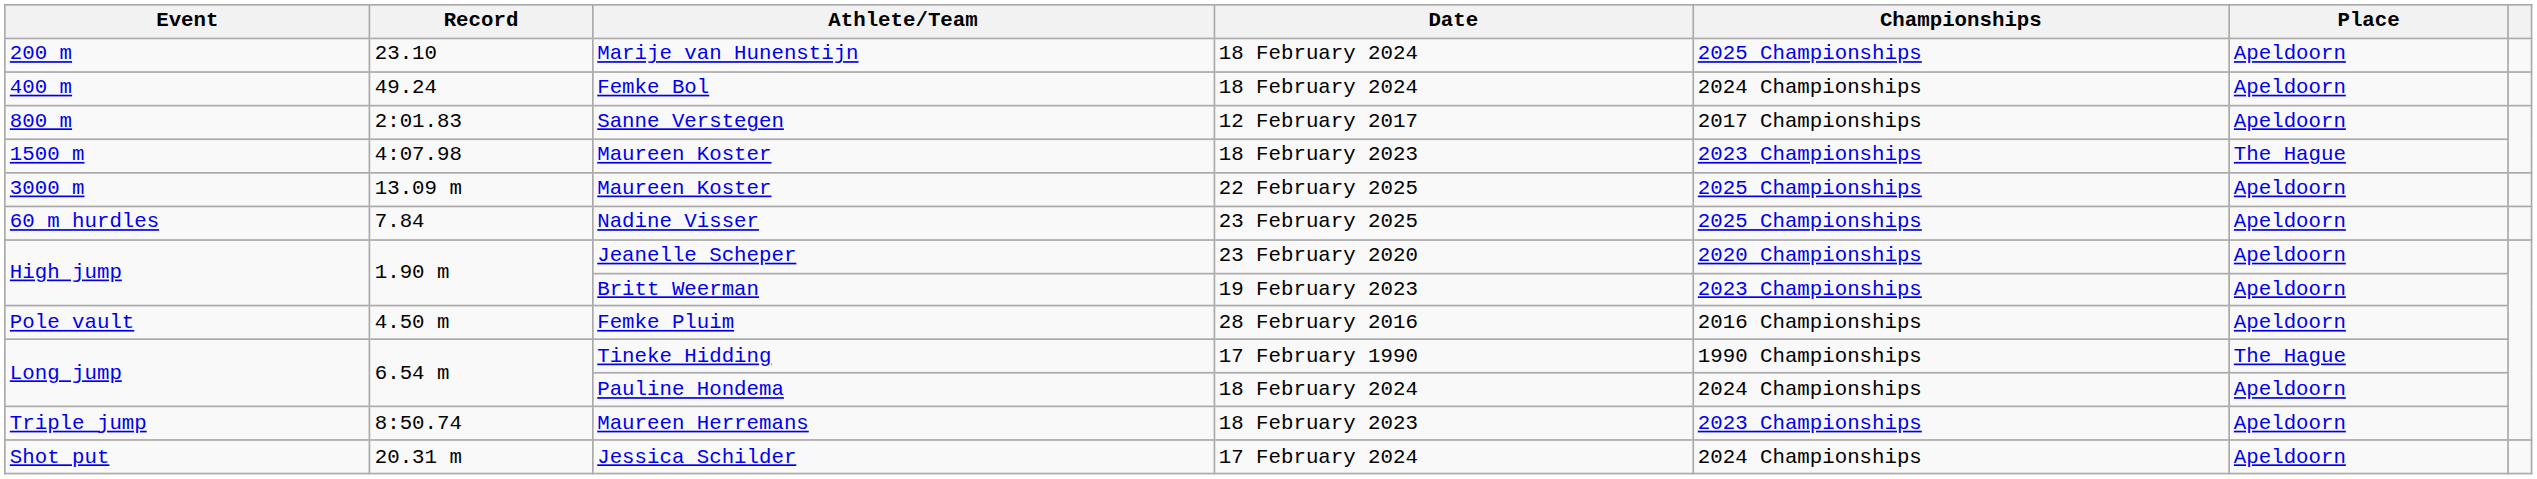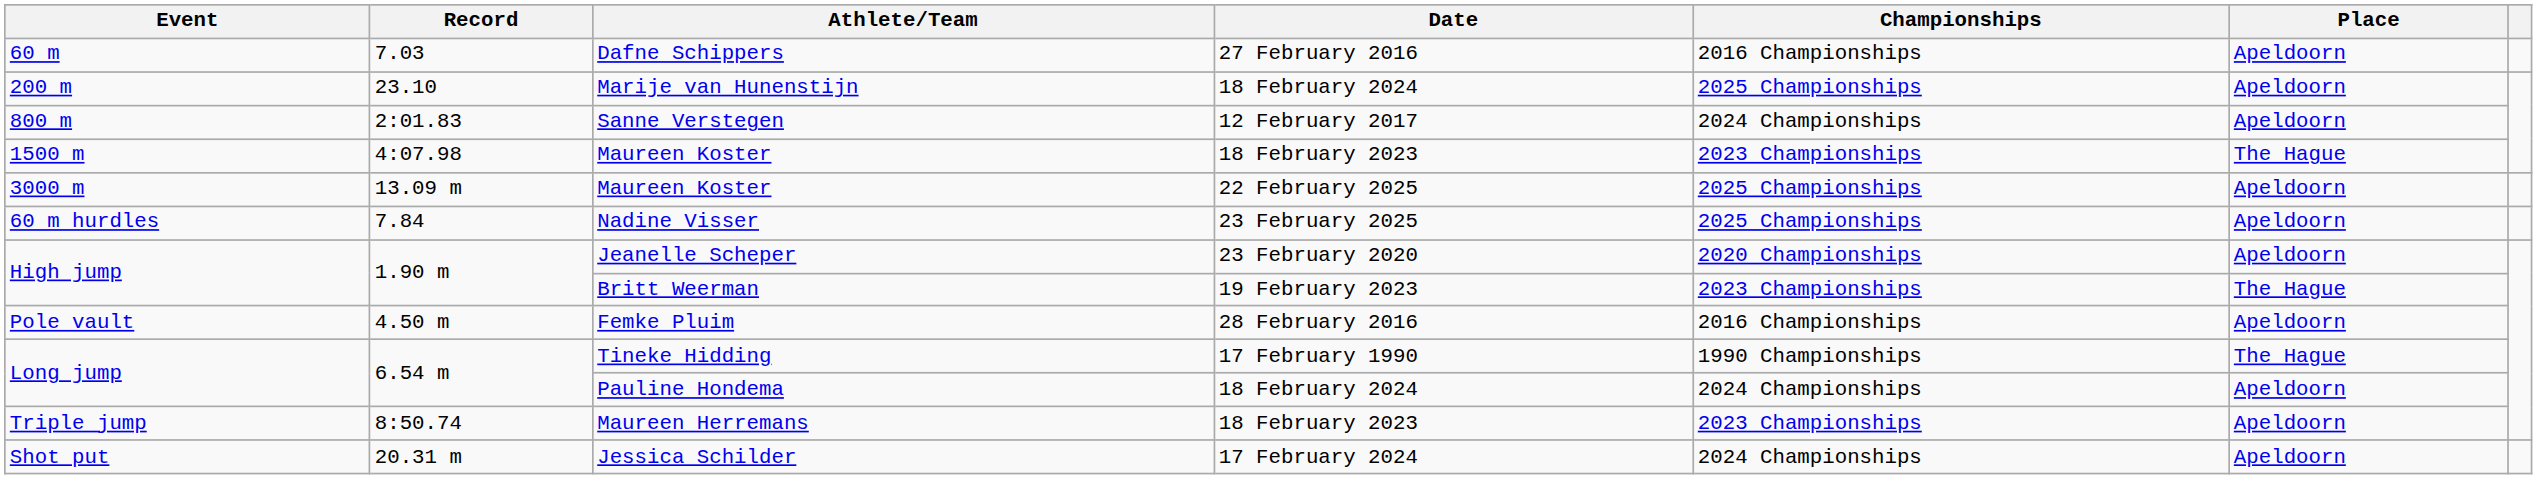+ row: (35, 55)
- row: (41, 89)
(1810, 122) 2017 Championships -> (1810, 122) 2024 Championships
(2290, 290) Apeldoorn -> (2290, 290) The Hague
